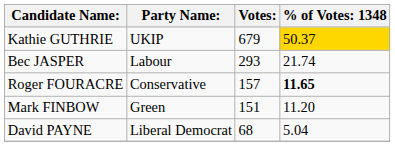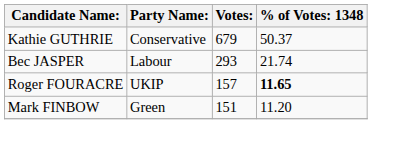(147, 38) UKIP -> (168, 38) Conservative
(299, 38) gold background -> (276, 38) no background
(168, 84) Conservative -> (147, 84) UKIP
- row: (50, 130)
